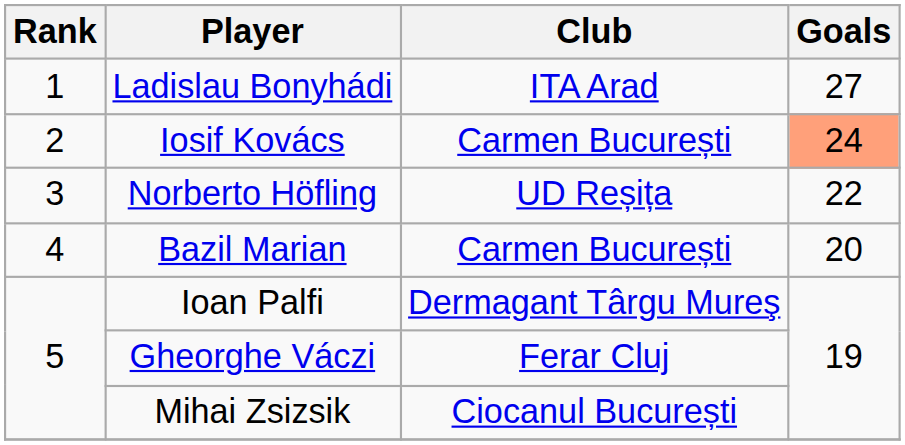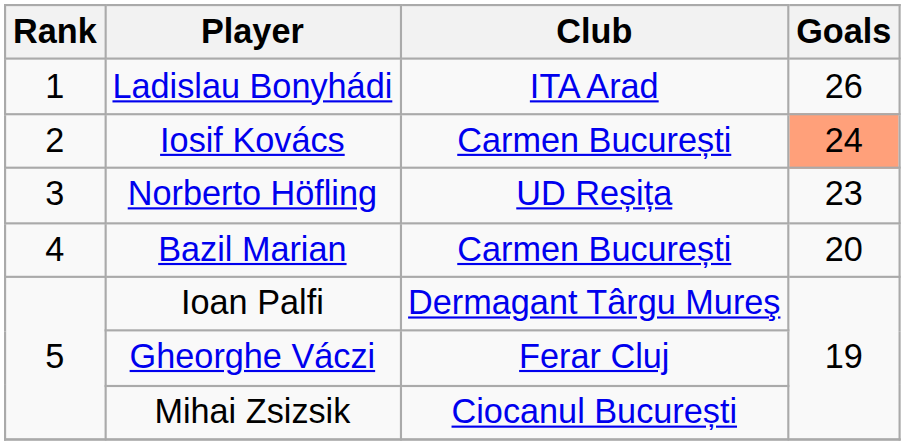(844, 85) 27 -> (844, 85) 26
(844, 194) 22 -> (844, 194) 23
